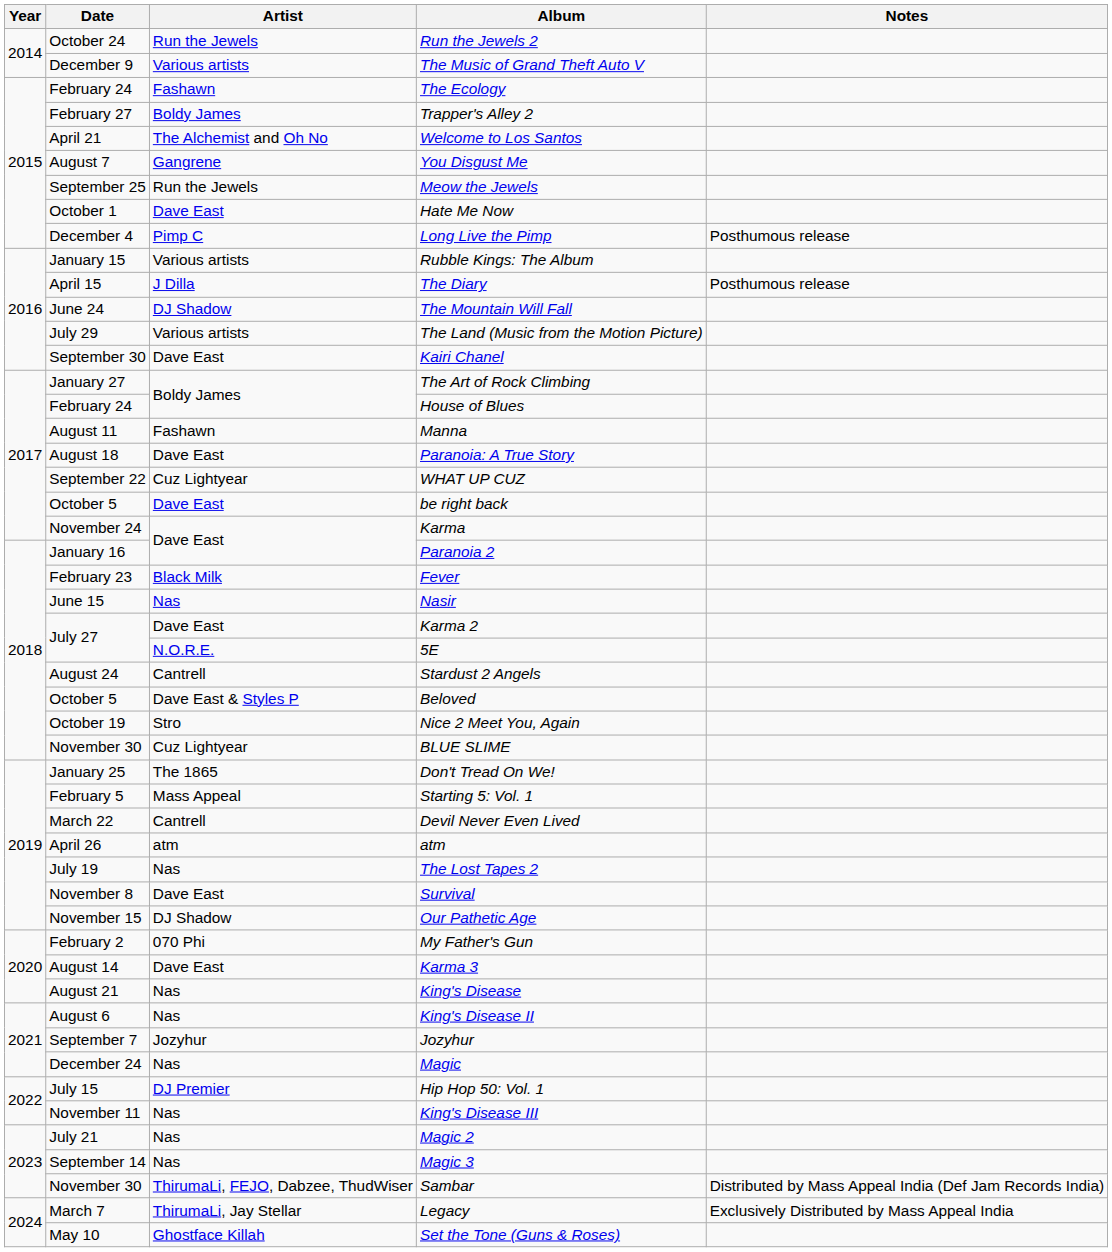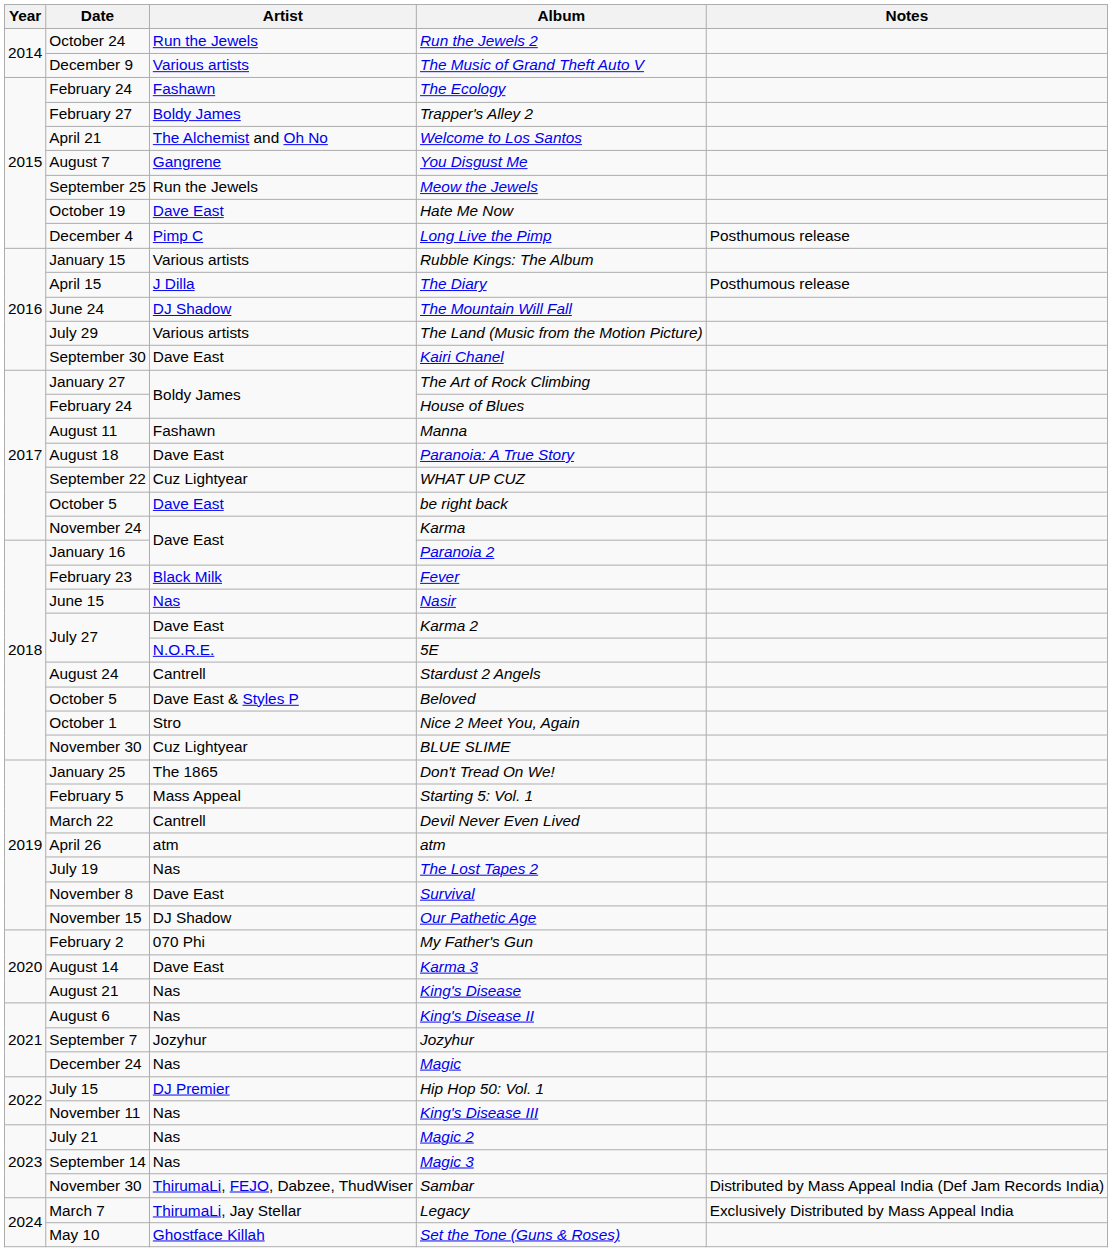(83, 211) October 1 -> (87, 211) October 19
(87, 723) October 19 -> (83, 723) October 1
